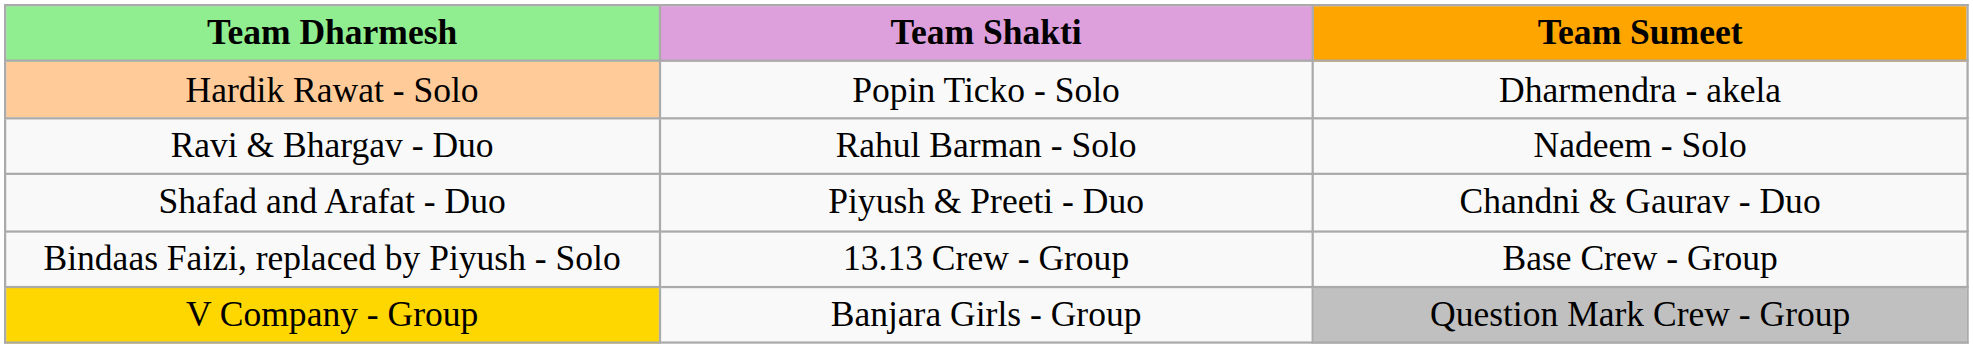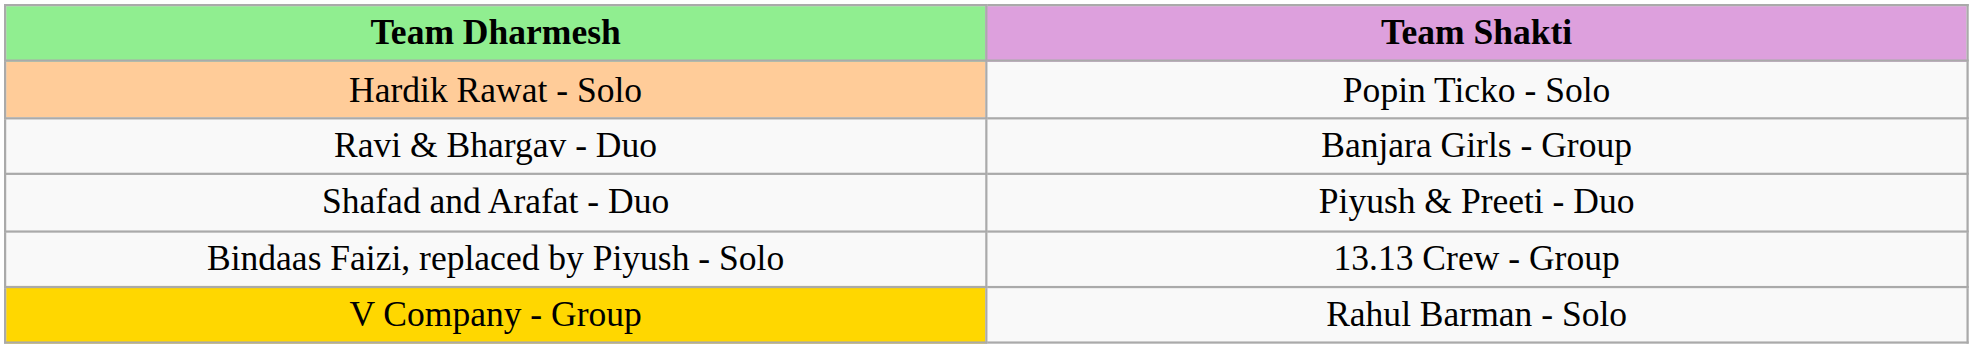- column: (1640, 32)
(986, 145) Rahul Barman - Solo -> (1477, 145) Banjara Girls - Group
(986, 314) Banjara Girls - Group -> (1477, 314) Rahul Barman - Solo
